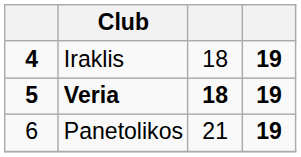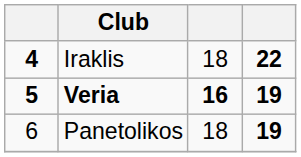(269, 59) 19 -> (269, 59) 22
(215, 95) 18 -> (215, 95) 16
(215, 132) 21 -> (215, 132) 18
